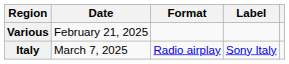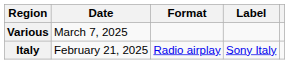(101, 31) February 21, 2025 -> (91, 31) March 7, 2025
(91, 50) March 7, 2025 -> (101, 50) February 21, 2025
